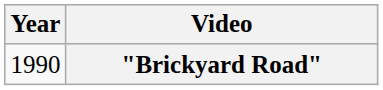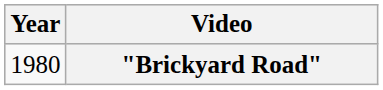(35, 63) 1990 -> (35, 63) 1980
